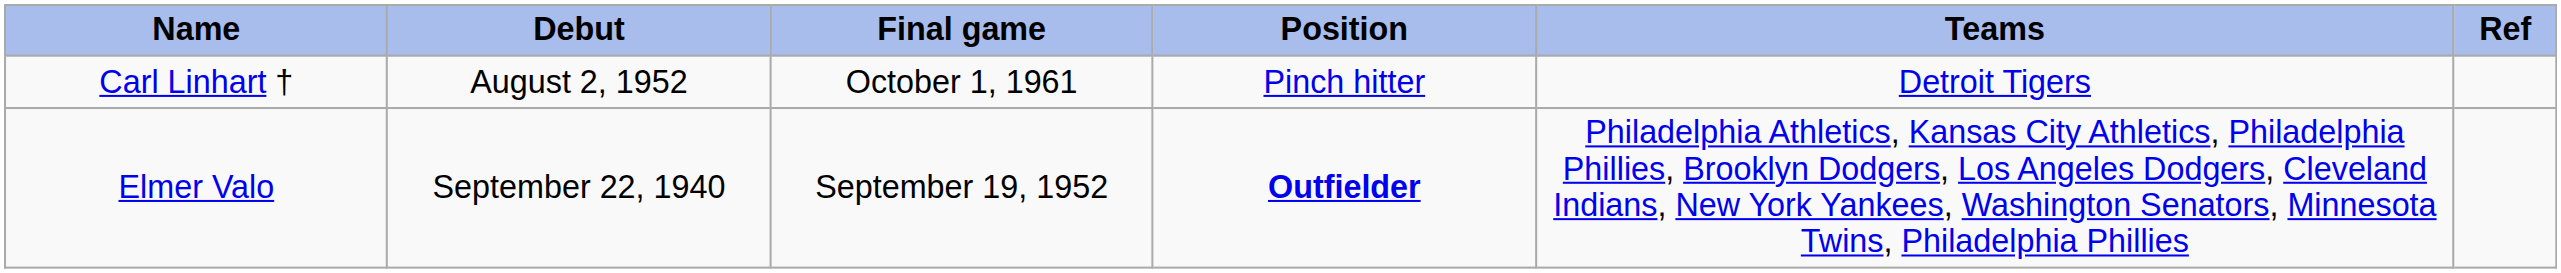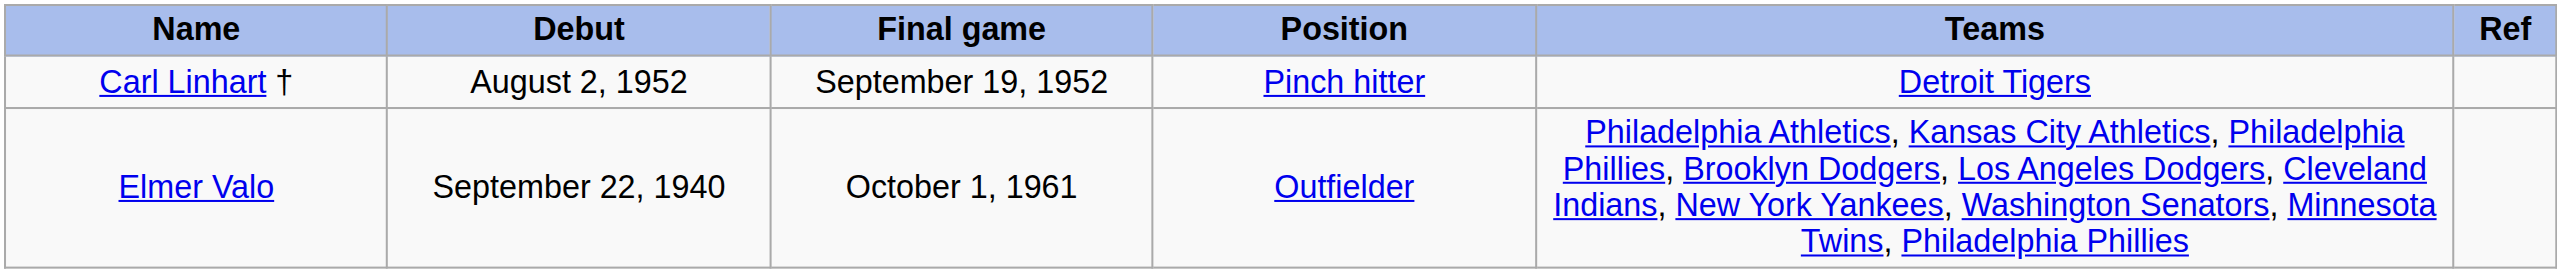(962, 81) October 1, 1961 -> (962, 81) September 19, 1952
(962, 187) September 19, 1952 -> (962, 187) October 1, 1961
(1344, 187) bold -> (1344, 187) normal
